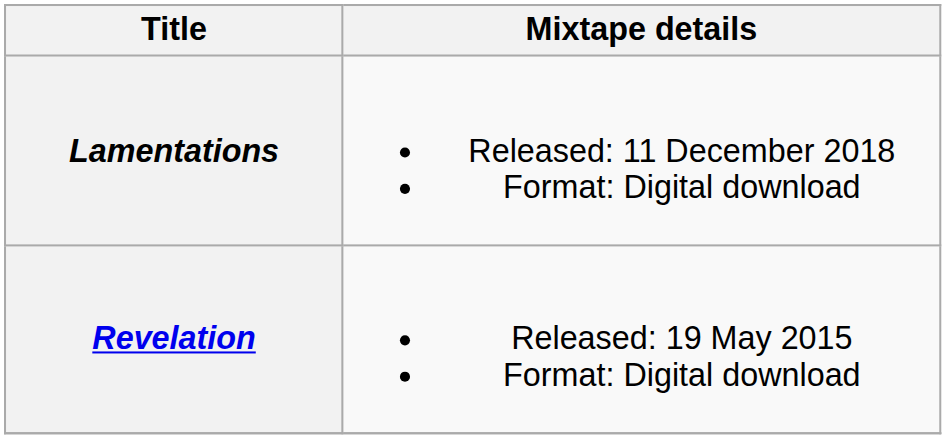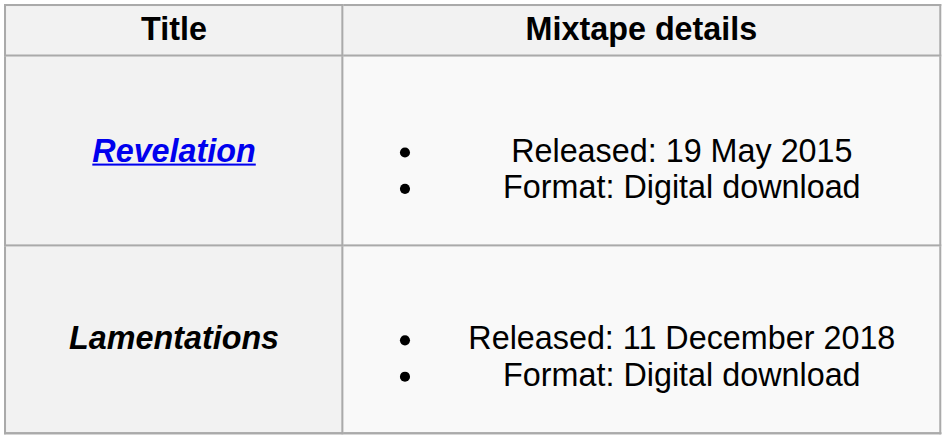rows swapped: (174, 338) <-> (174, 150)
